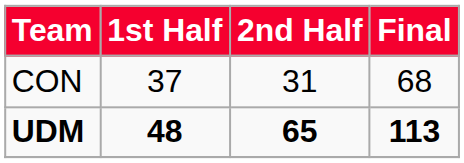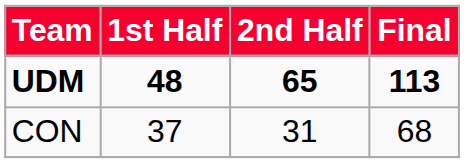rows swapped: (47, 81) <-> (48, 131)
